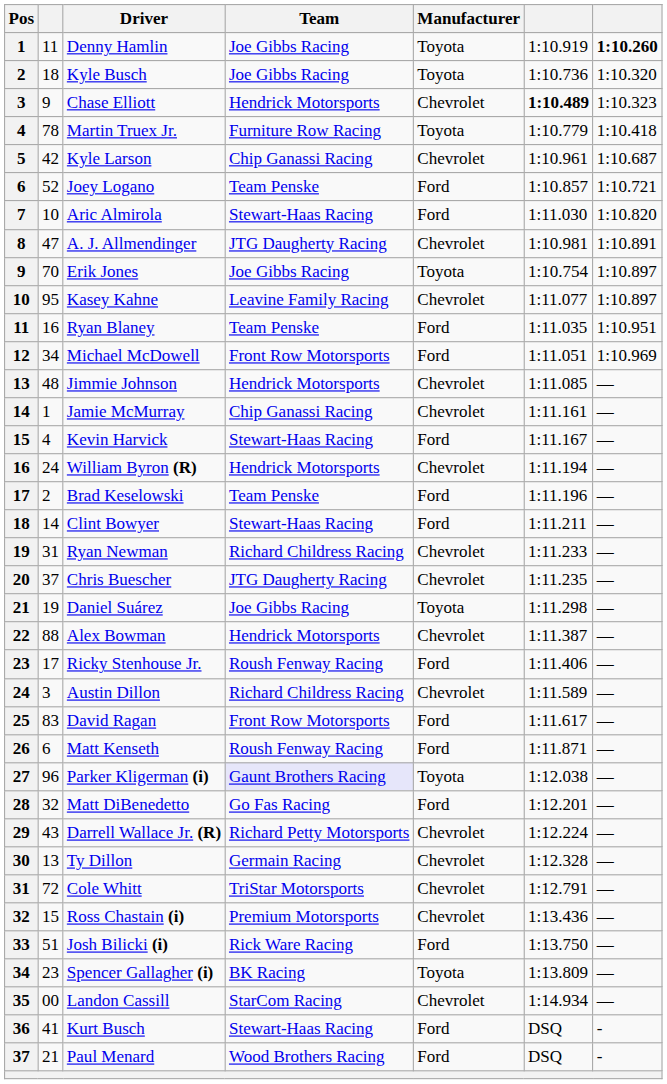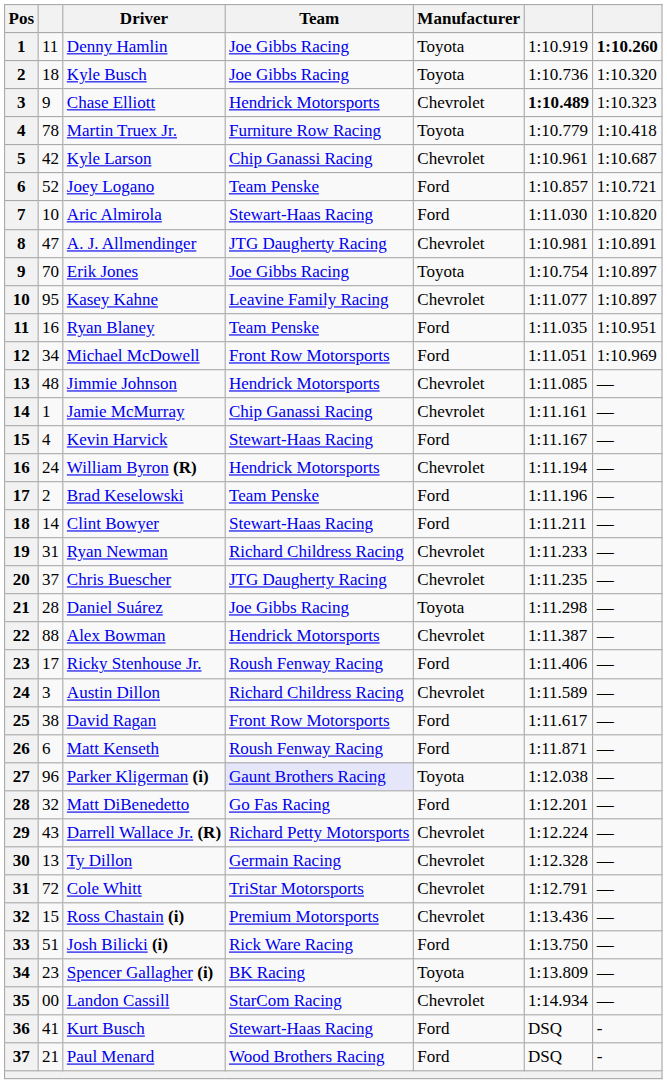(50, 608) 19 -> (50, 608) 28
(50, 720) 83 -> (50, 720) 38
